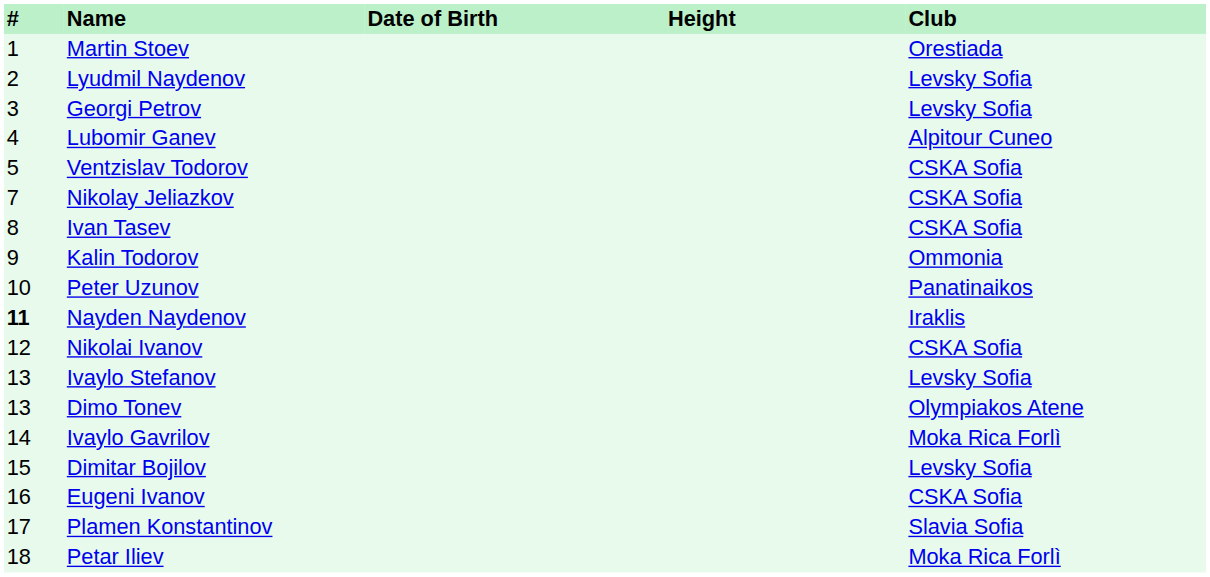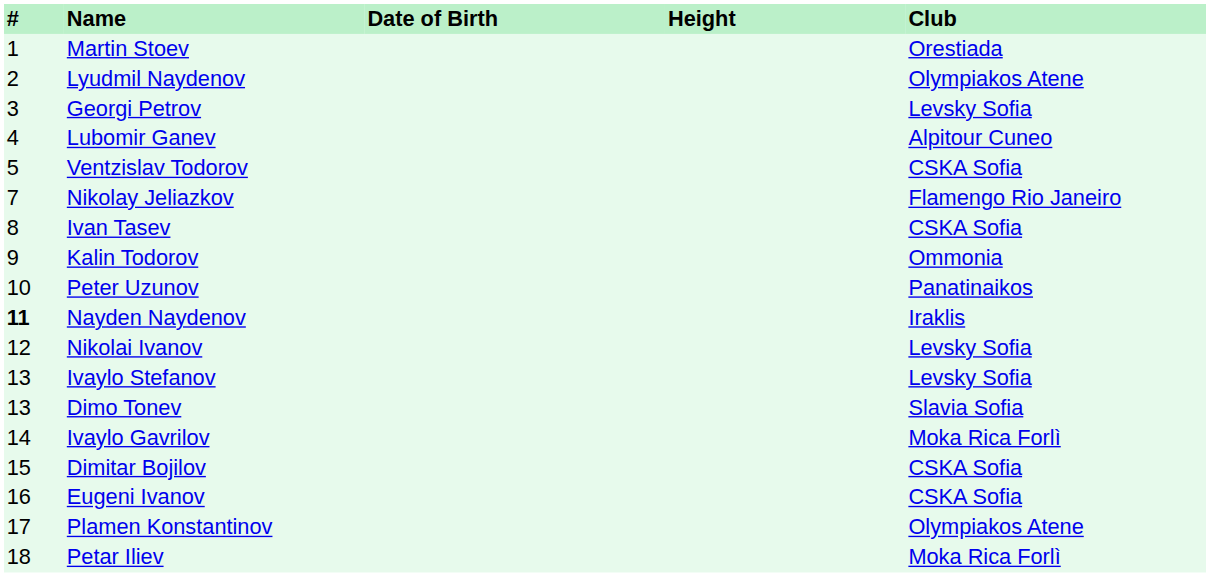(970, 78) Levsky Sofia -> (996, 78) Olympiakos Atene
(965, 198) CSKA Sofia -> (1015, 198) Flamengo Rio Janeiro
(965, 347) CSKA Sofia -> (970, 347) Levsky Sofia
(996, 407) Olympiakos Atene -> (966, 407) Slavia Sofia
(970, 467) Levsky Sofia -> (965, 467) CSKA Sofia
(966, 527) Slavia Sofia -> (996, 527) Olympiakos Atene
